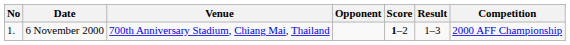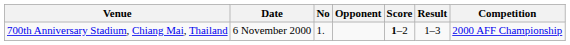columns swapped: (14, 13) <-> (219, 13)
